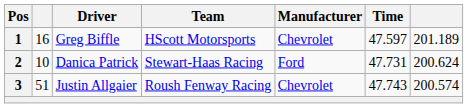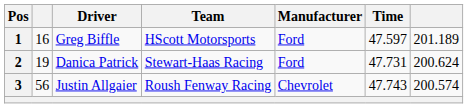(305, 39) Chevrolet -> (291, 39) Ford
(42, 62) 10 -> (42, 62) 19
(42, 85) 51 -> (42, 85) 56
